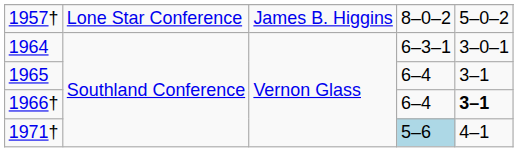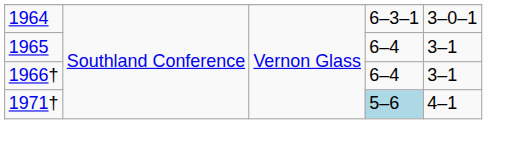- row: (34, 18)
(474, 103) bold -> (442, 75) normal
